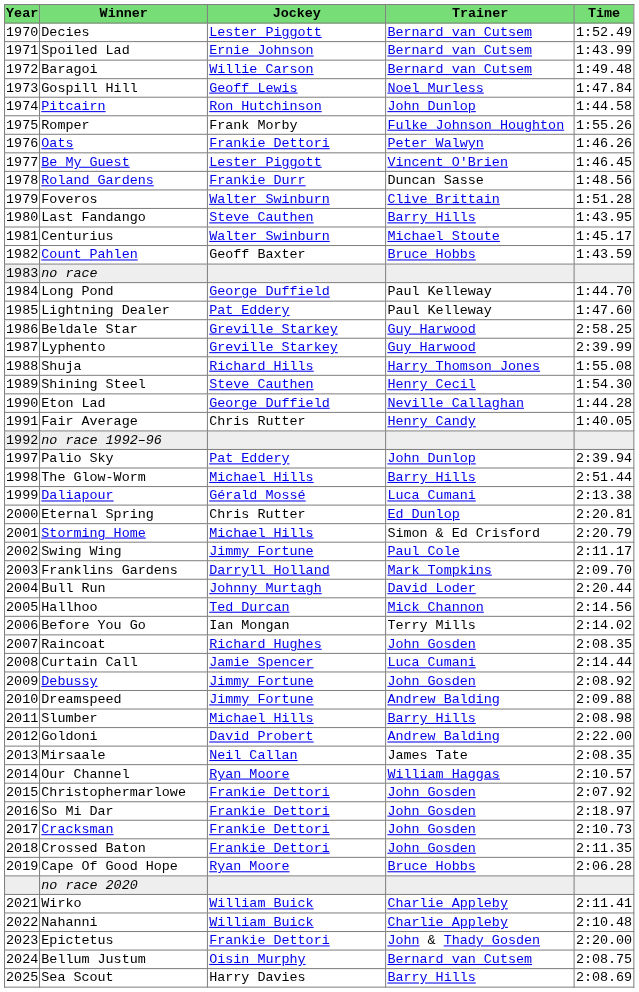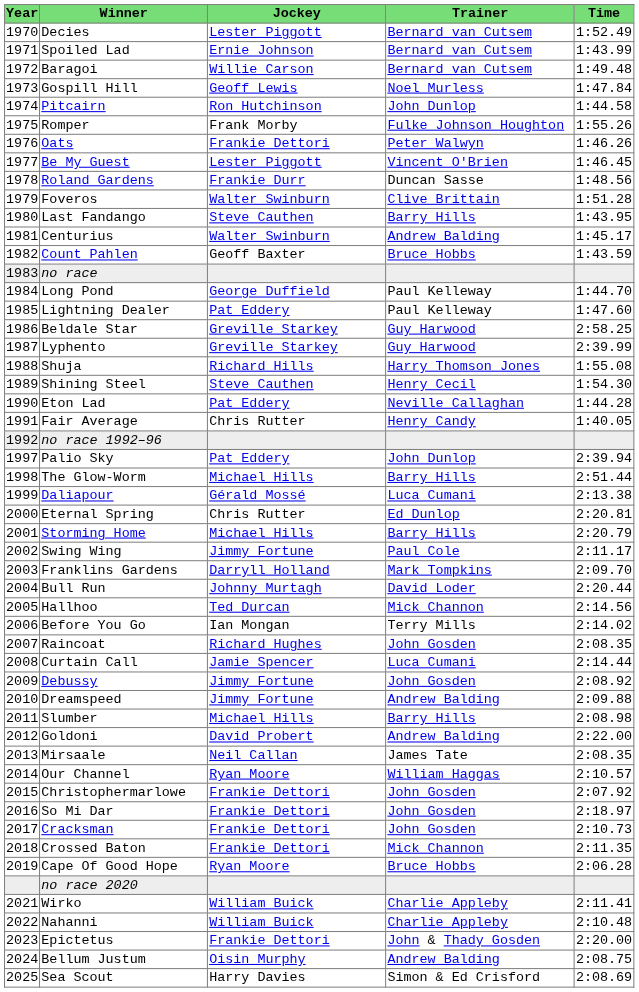(444, 236) Michael Stoute -> (444, 236) Andrew Balding
(269, 403) George Duffield -> (249, 403) Pat Eddery
(464, 533) Simon & Ed Crisford -> (432, 533) Barry Hills
(432, 848) John Gosden -> (436, 848) Mick Channon
(460, 959) Bernard van Cutsem -> (444, 959) Andrew Balding
(432, 978) Barry Hills -> (464, 978) Simon & Ed Crisford
